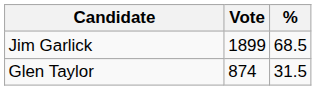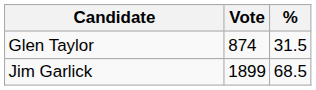rows swapped: (50, 44) <-> (51, 71)
